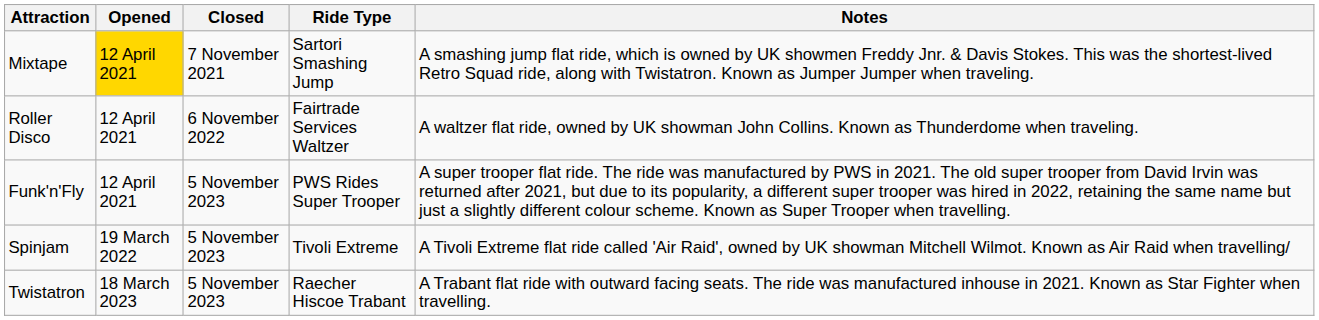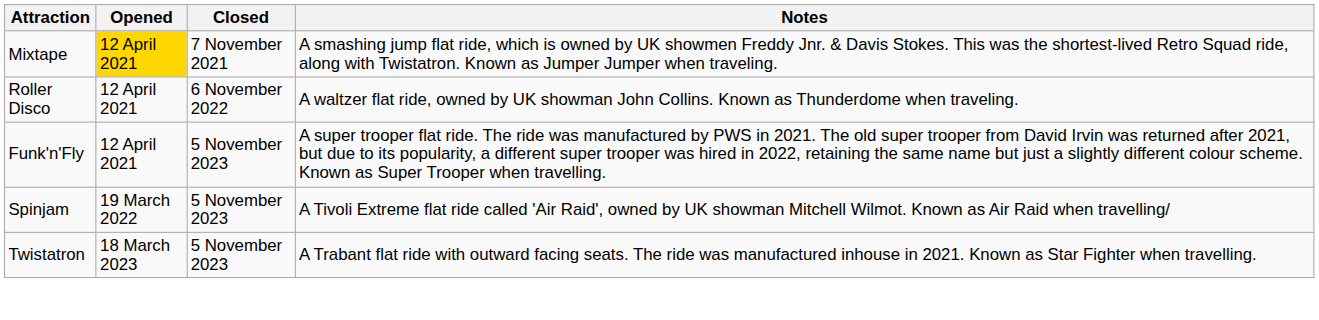- column: (352, 17)
